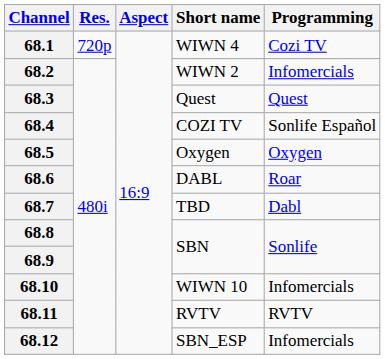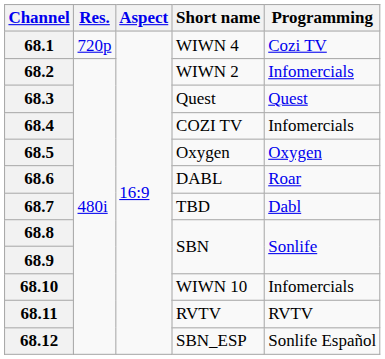(322, 125) Sonlife Español -> (311, 125) Infomercials
(311, 340) Infomercials -> (322, 340) Sonlife Español
